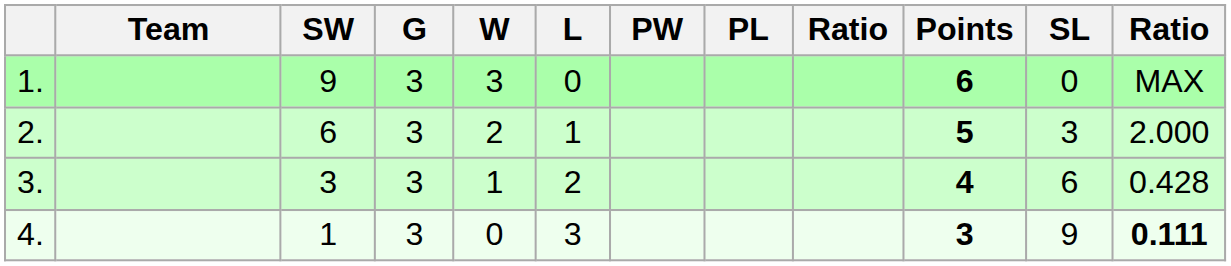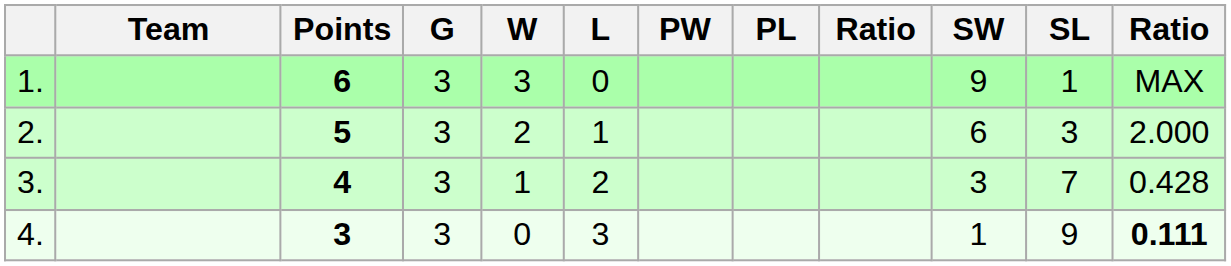columns swapped: (965, 30) <-> (328, 30)
(1070, 81) 0 -> (1070, 81) 1
(1070, 183) 6 -> (1070, 183) 7
